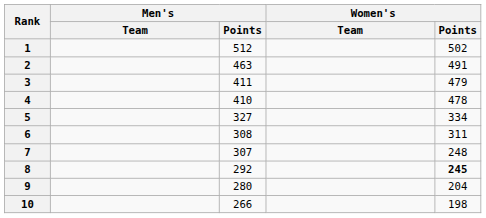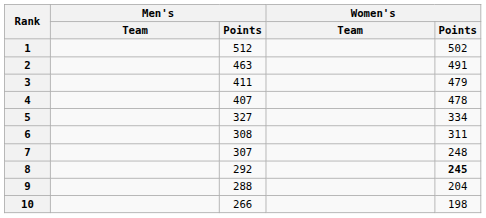(243, 100) 410 -> (243, 100) 407
(243, 187) 280 -> (243, 187) 288
